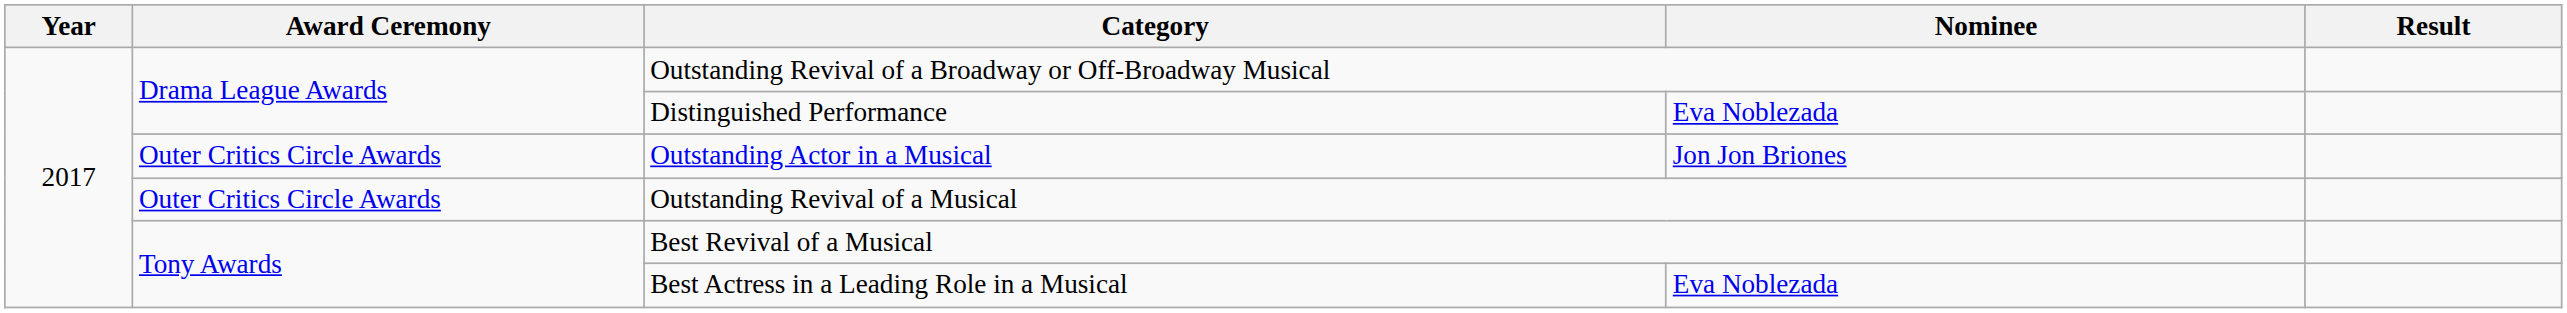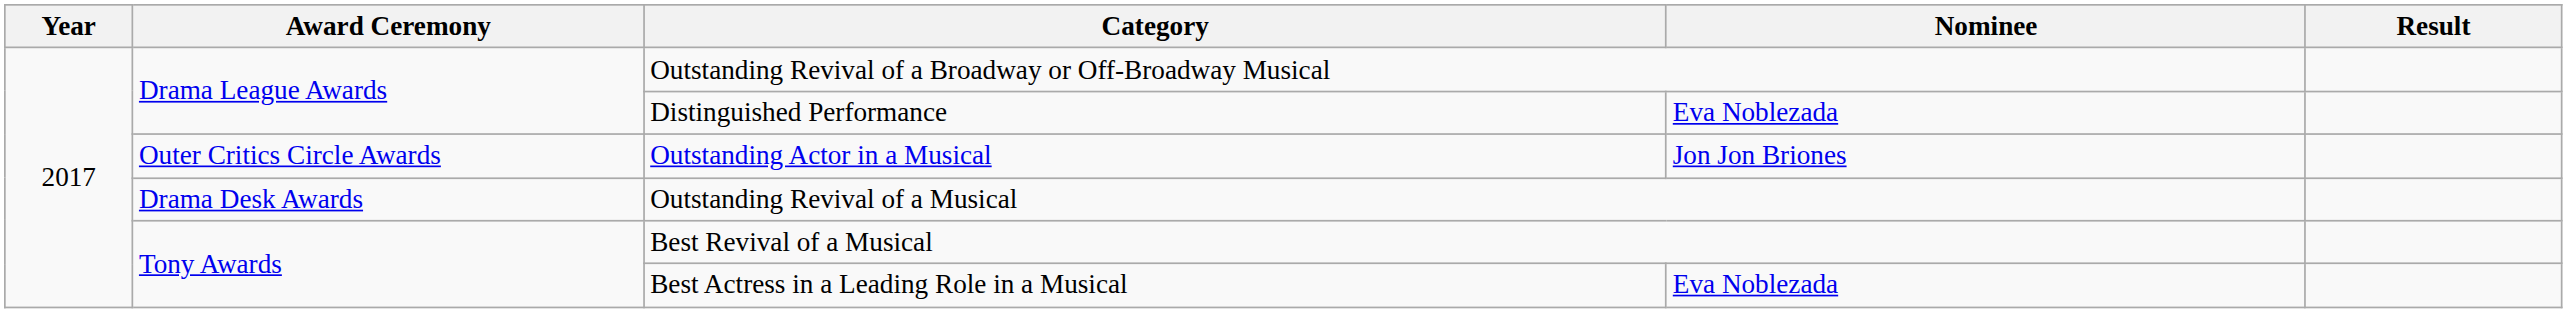(290, 198) Outer Critics Circle Awards -> (251, 198) Drama Desk Awards
